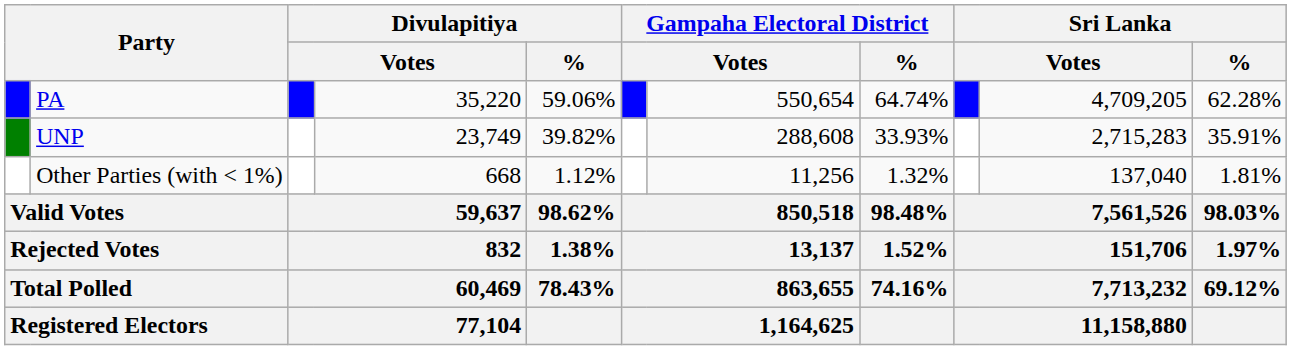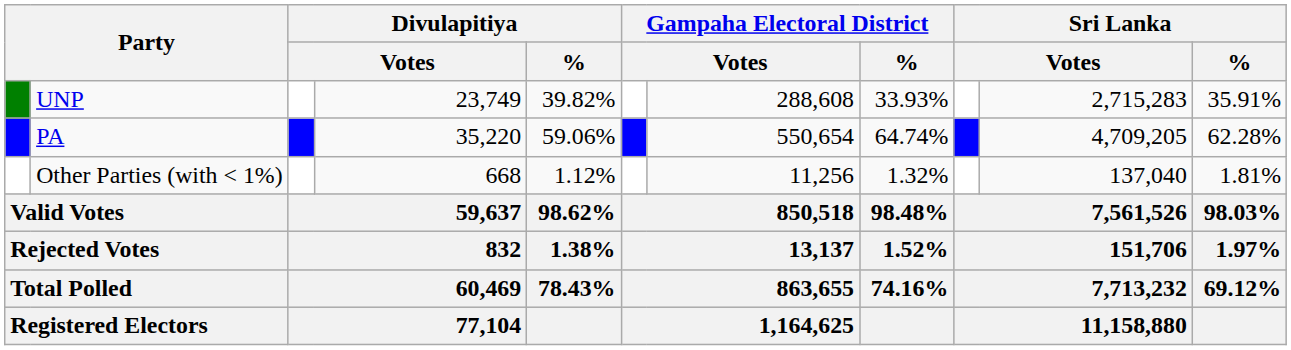rows swapped: (50, 99) <-> (60, 136)
